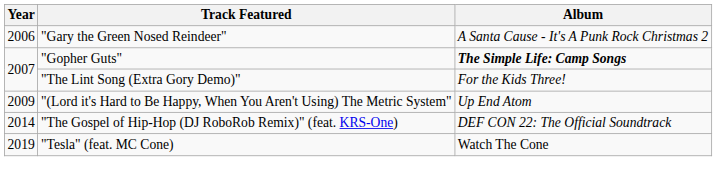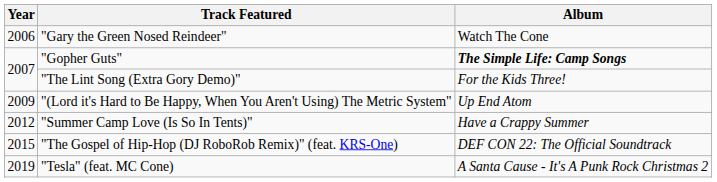(583, 36) A Santa Cause - It's A Punk Rock Christmas 2 -> (503, 36) Watch The Cone
+ row: (147, 123)
(21, 123) 2014 -> (21, 144) 2015
(503, 144) Watch The Cone -> (583, 166) A Santa Cause - It's A Punk Rock Christmas 2
